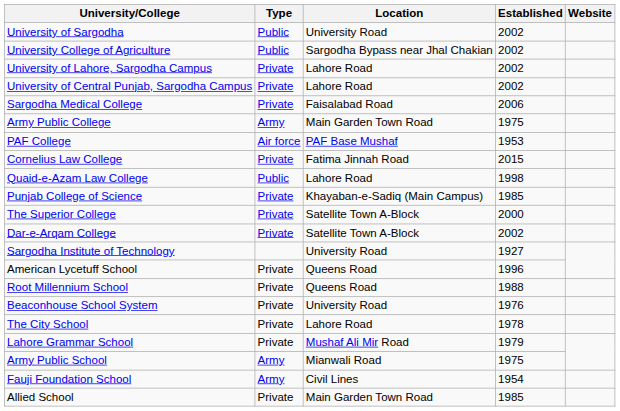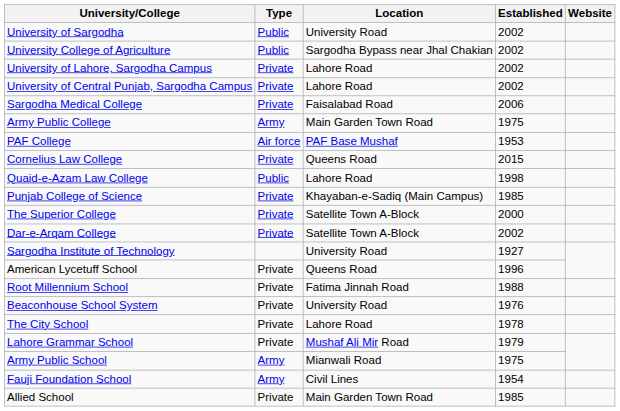(357, 159) Fatima Jinnah Road -> (341, 159) Queens Road
(341, 287) Queens Road -> (357, 287) Fatima Jinnah Road
